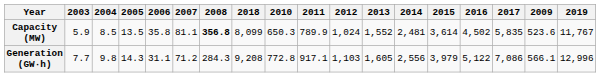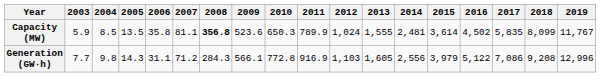columns swapped: (541, 12) <-> (248, 12)
(379, 33) 1,552 -> (379, 33) 1,555
(314, 59) 917.1 -> (314, 59) 916.9
